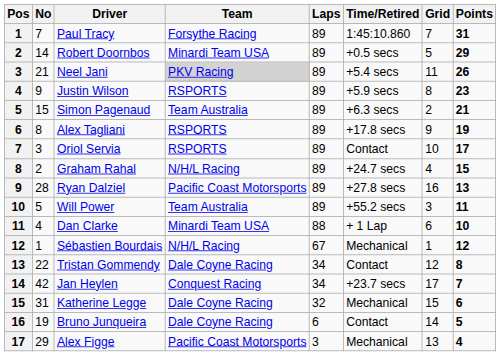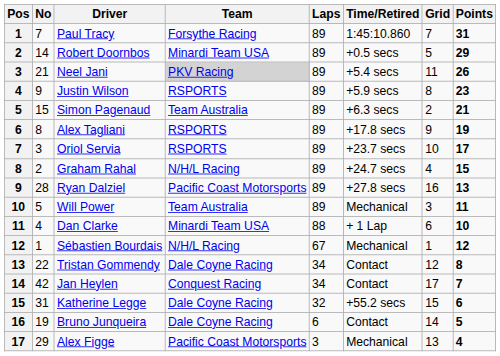(367, 149) Contact -> (376, 149) +23.7 secs
(376, 207) +55.2 secs -> (377, 207) Mechanical
(376, 284) +23.7 secs -> (367, 284) Contact
(377, 303) Mechanical -> (376, 303) +55.2 secs
